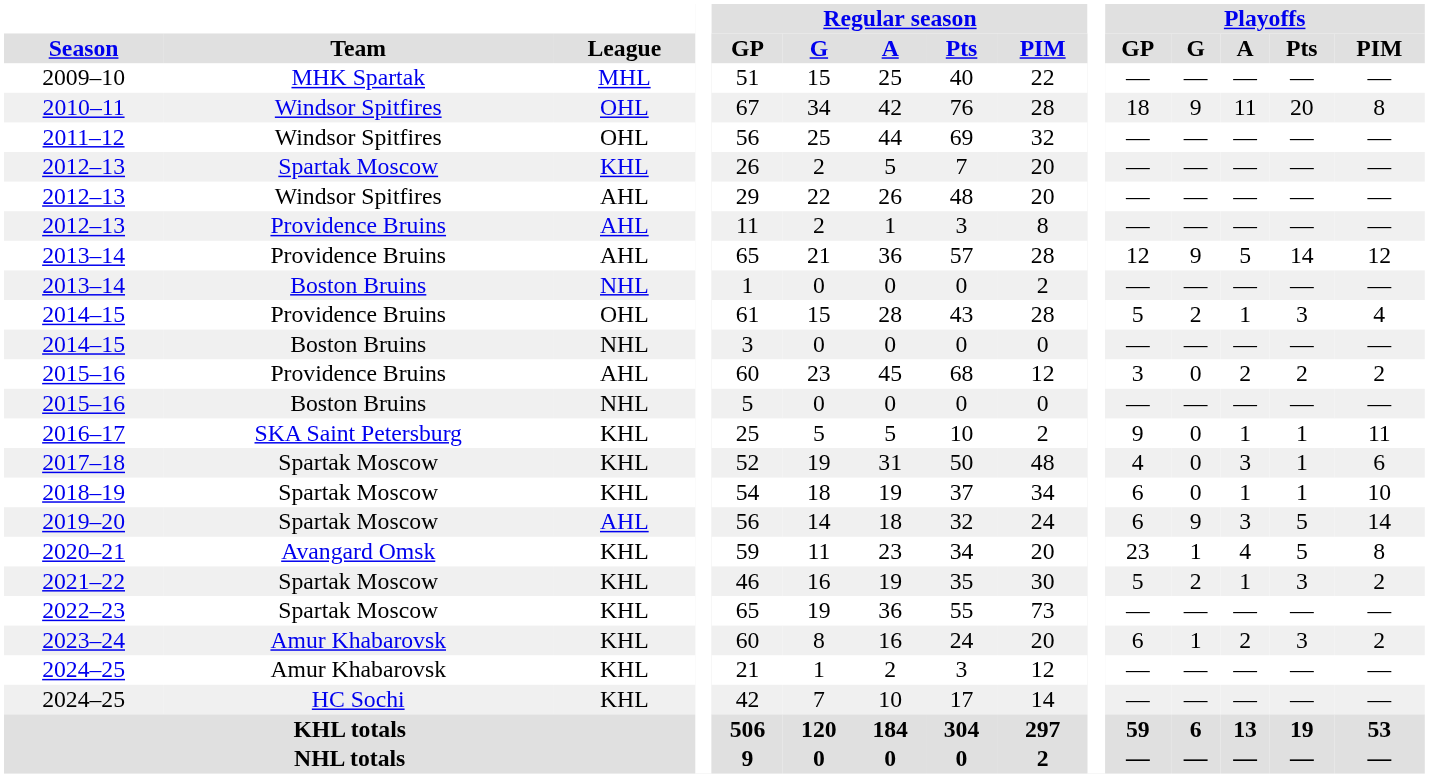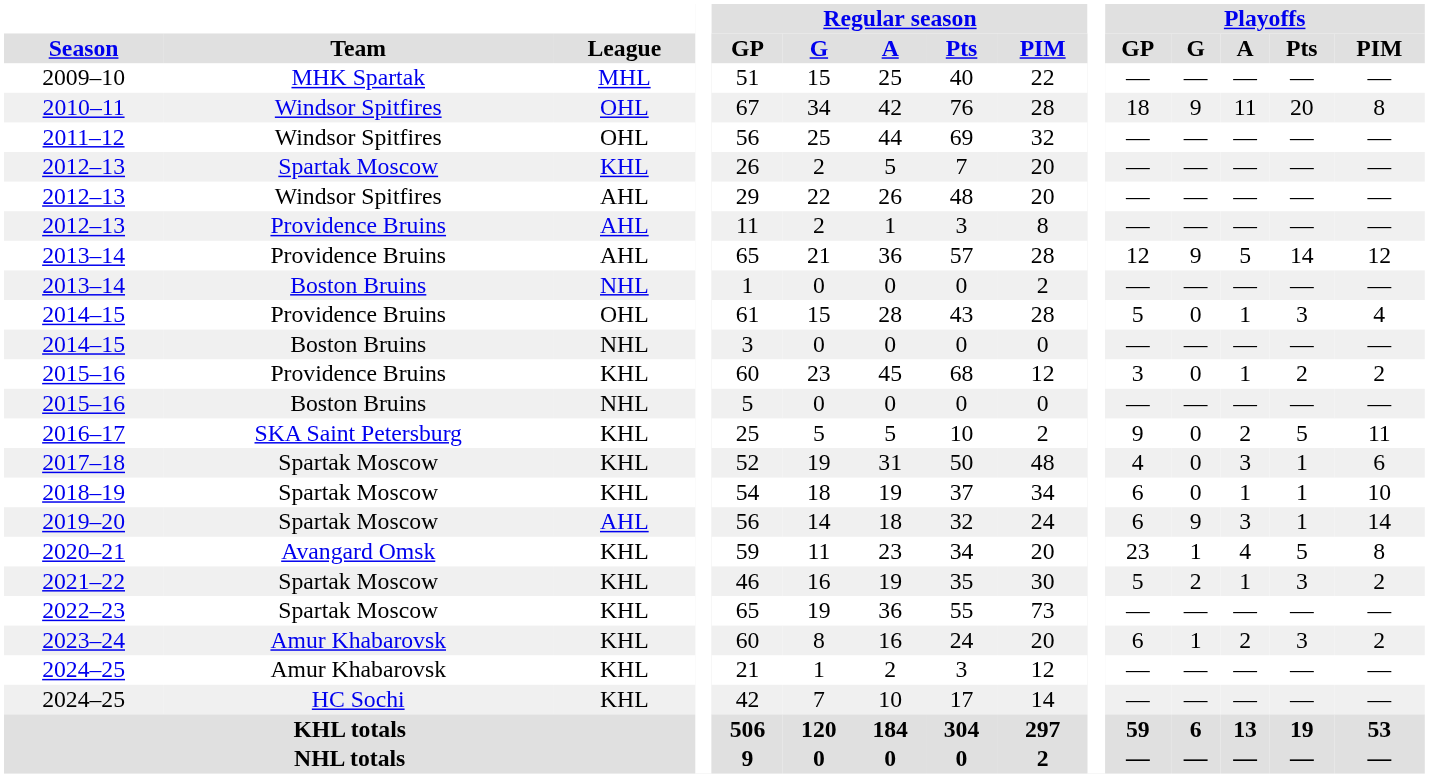(1196, 314) 2 -> (1196, 314) 0
(624, 373) AHL -> (624, 373) KHL
(1245, 373) 2 -> (1245, 373) 1
(1245, 432) 1 -> (1245, 432) 2
(1302, 432) 1 -> (1302, 432) 5
(1302, 521) 5 -> (1302, 521) 1
